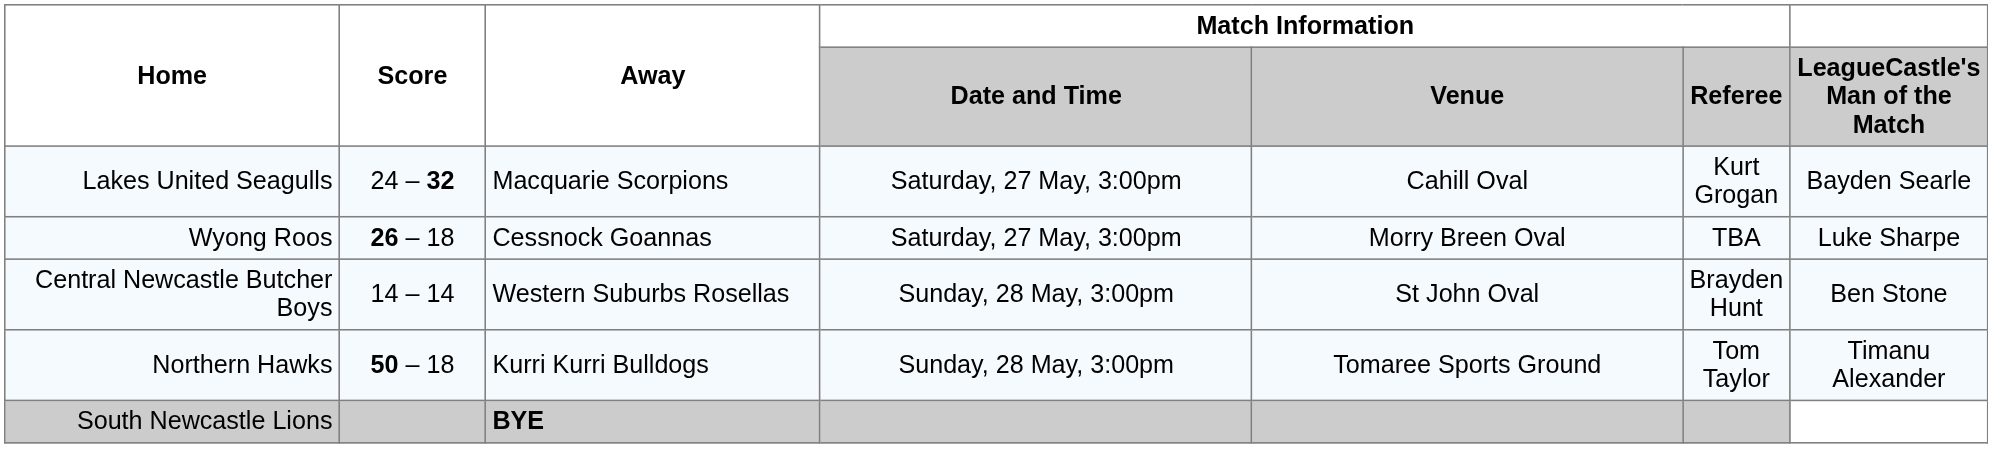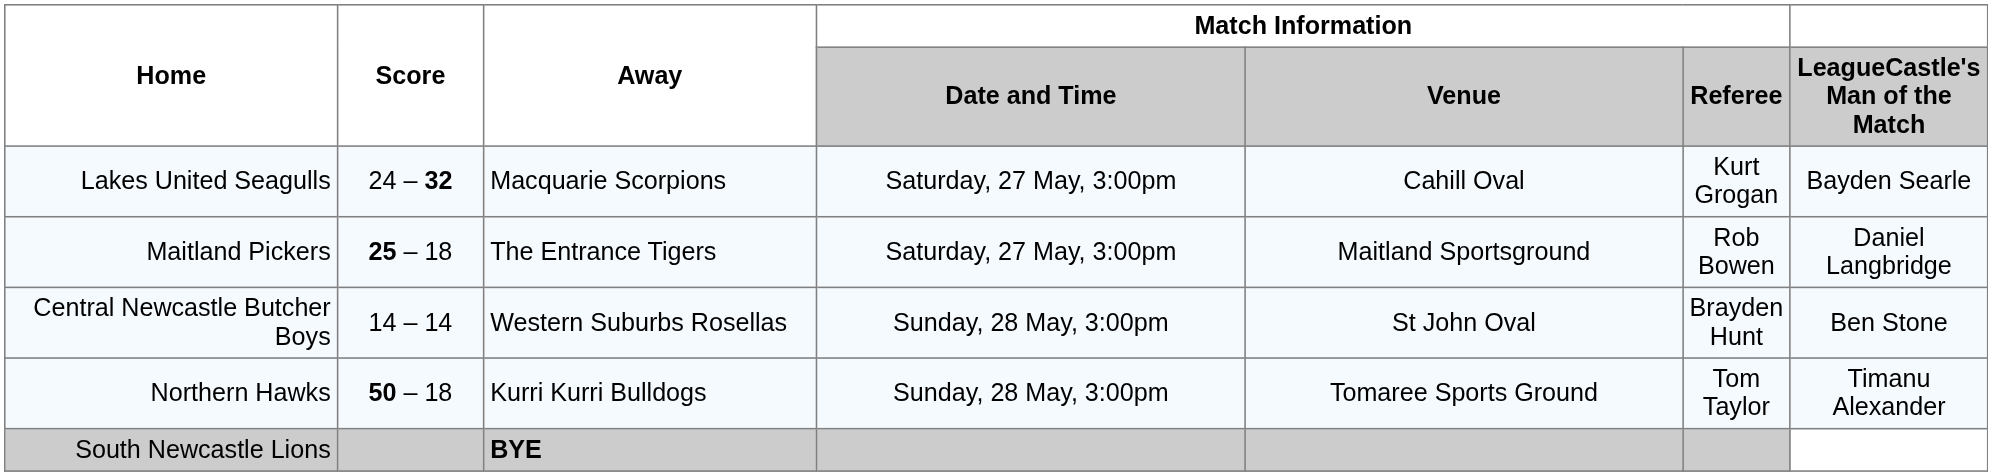+ row: (239, 251)
- row: (261, 237)
